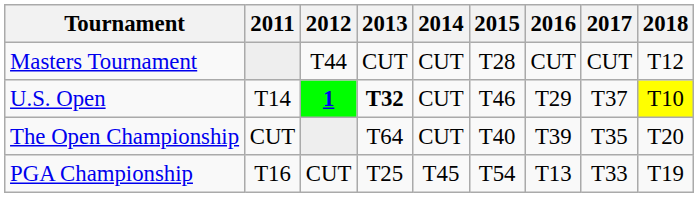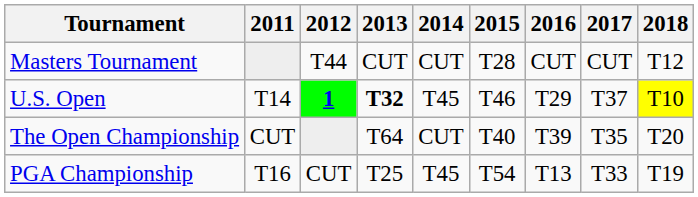(441, 98) CUT -> (441, 98) T45
